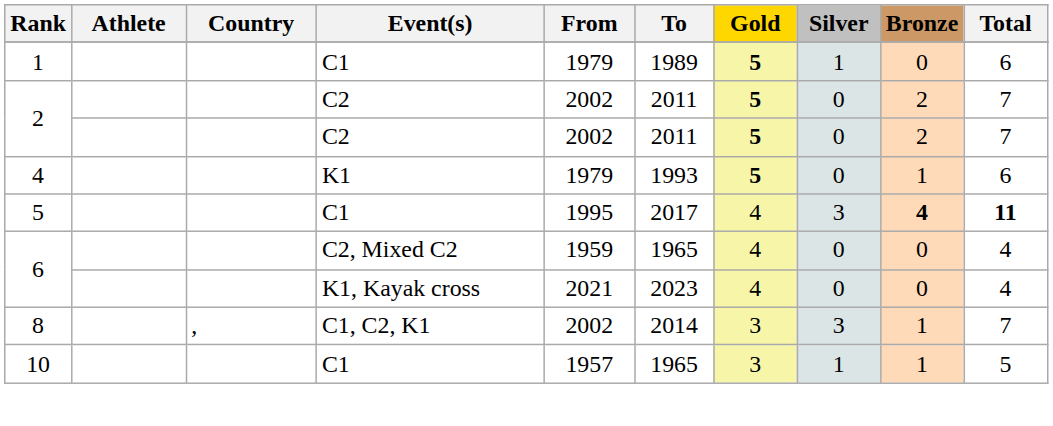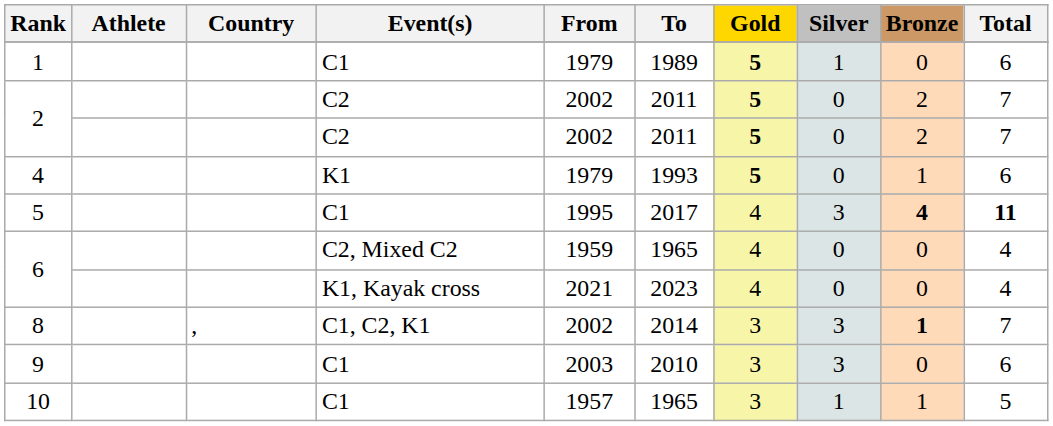(922, 325) normal -> (922, 325) bold
+ row: (38, 363)
